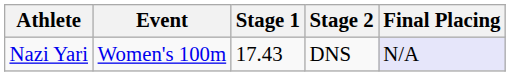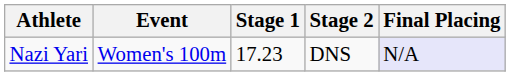(259, 53) 17.43 -> (259, 53) 17.23
